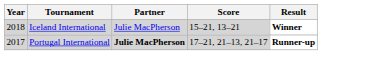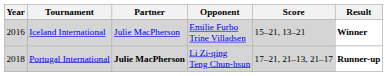+ column: (220, 12)
(16, 27) 2018 -> (16, 33) 2016
(16, 42) 2017 -> (16, 59) 2018
